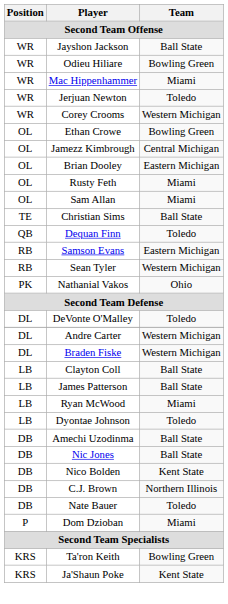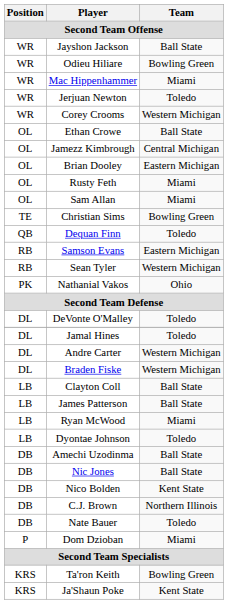(181, 132) Bowling Green -> (181, 132) Ball State
(181, 217) Ball State -> (181, 217) Bowling Green
+ row: (93, 336)
